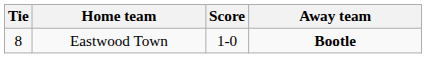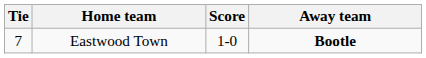(18, 40) 8 -> (18, 40) 7
